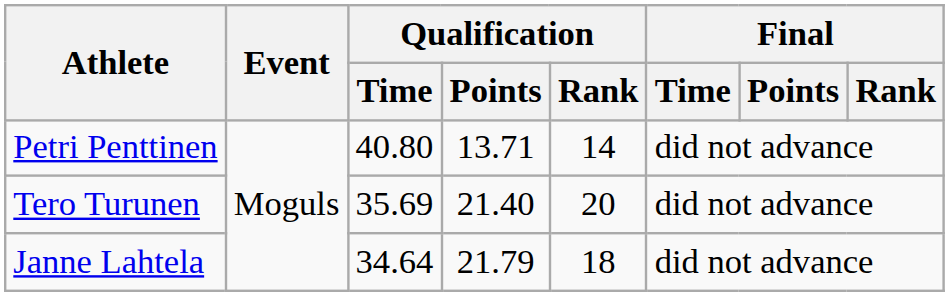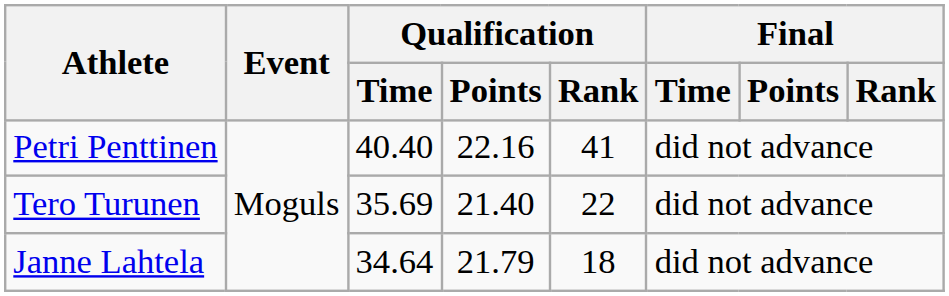(394, 147) 40.80 -> (394, 147) 40.40
(496, 147) 13.71 -> (496, 147) 22.16
(598, 147) 14 -> (598, 147) 41
(598, 204) 20 -> (598, 204) 22
